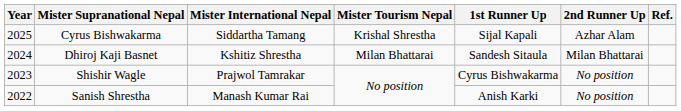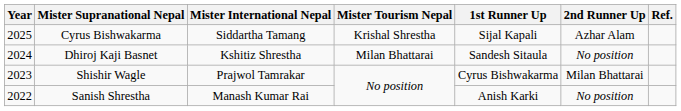(605, 55) Milan Bhattarai -> (605, 55) No position
(605, 75) No position -> (605, 75) Milan Bhattarai
